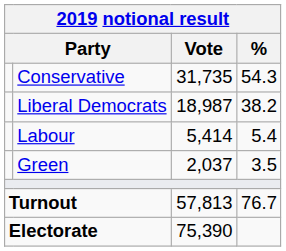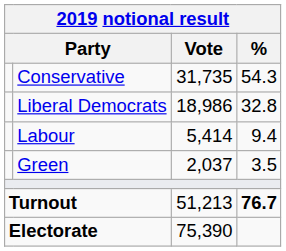(204, 106) 18,987 -> (204, 106) 18,986
(259, 106) 38.2 -> (259, 106) 32.8
(264, 135) 5.4 -> (264, 135) 9.4
(204, 202) 57,813 -> (204, 202) 51,213
(259, 202) normal -> (259, 202) bold
